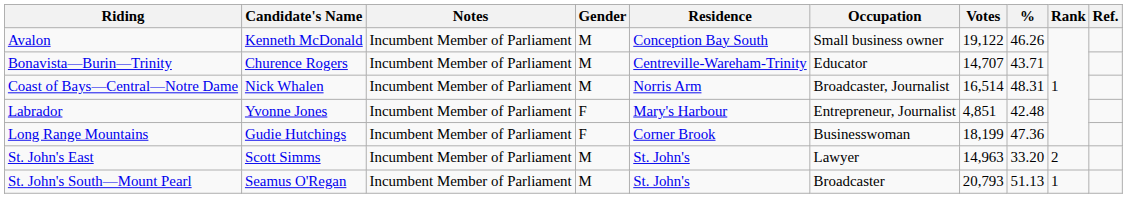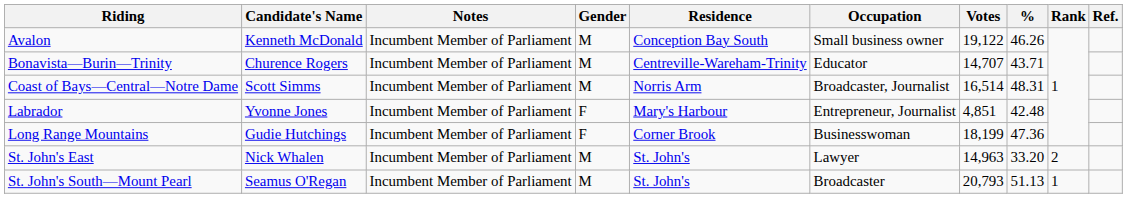(284, 87) Nick Whalen -> (283, 87) Scott Simms
(283, 157) Scott Simms -> (284, 157) Nick Whalen
